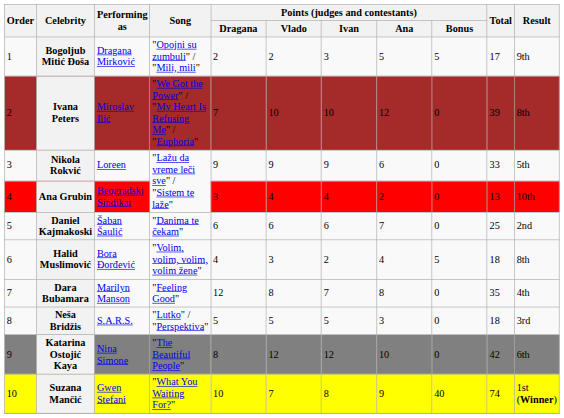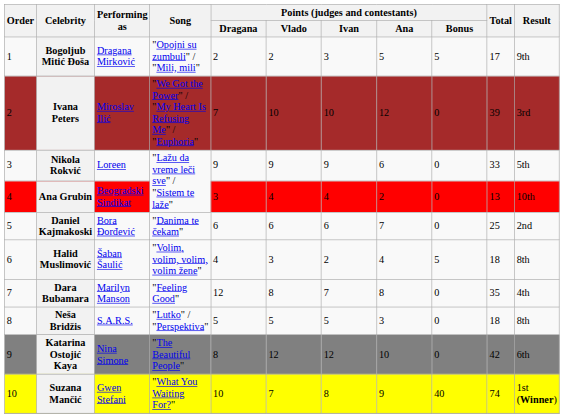(523, 113) 8th -> (523, 113) 3rd
(110, 226) Šaban Šaulić -> (116, 226) Bora Đorđević
(116, 259) Bora Đorđević -> (110, 259) Šaban Šaulić
(523, 321) 3rd -> (523, 321) 8th
